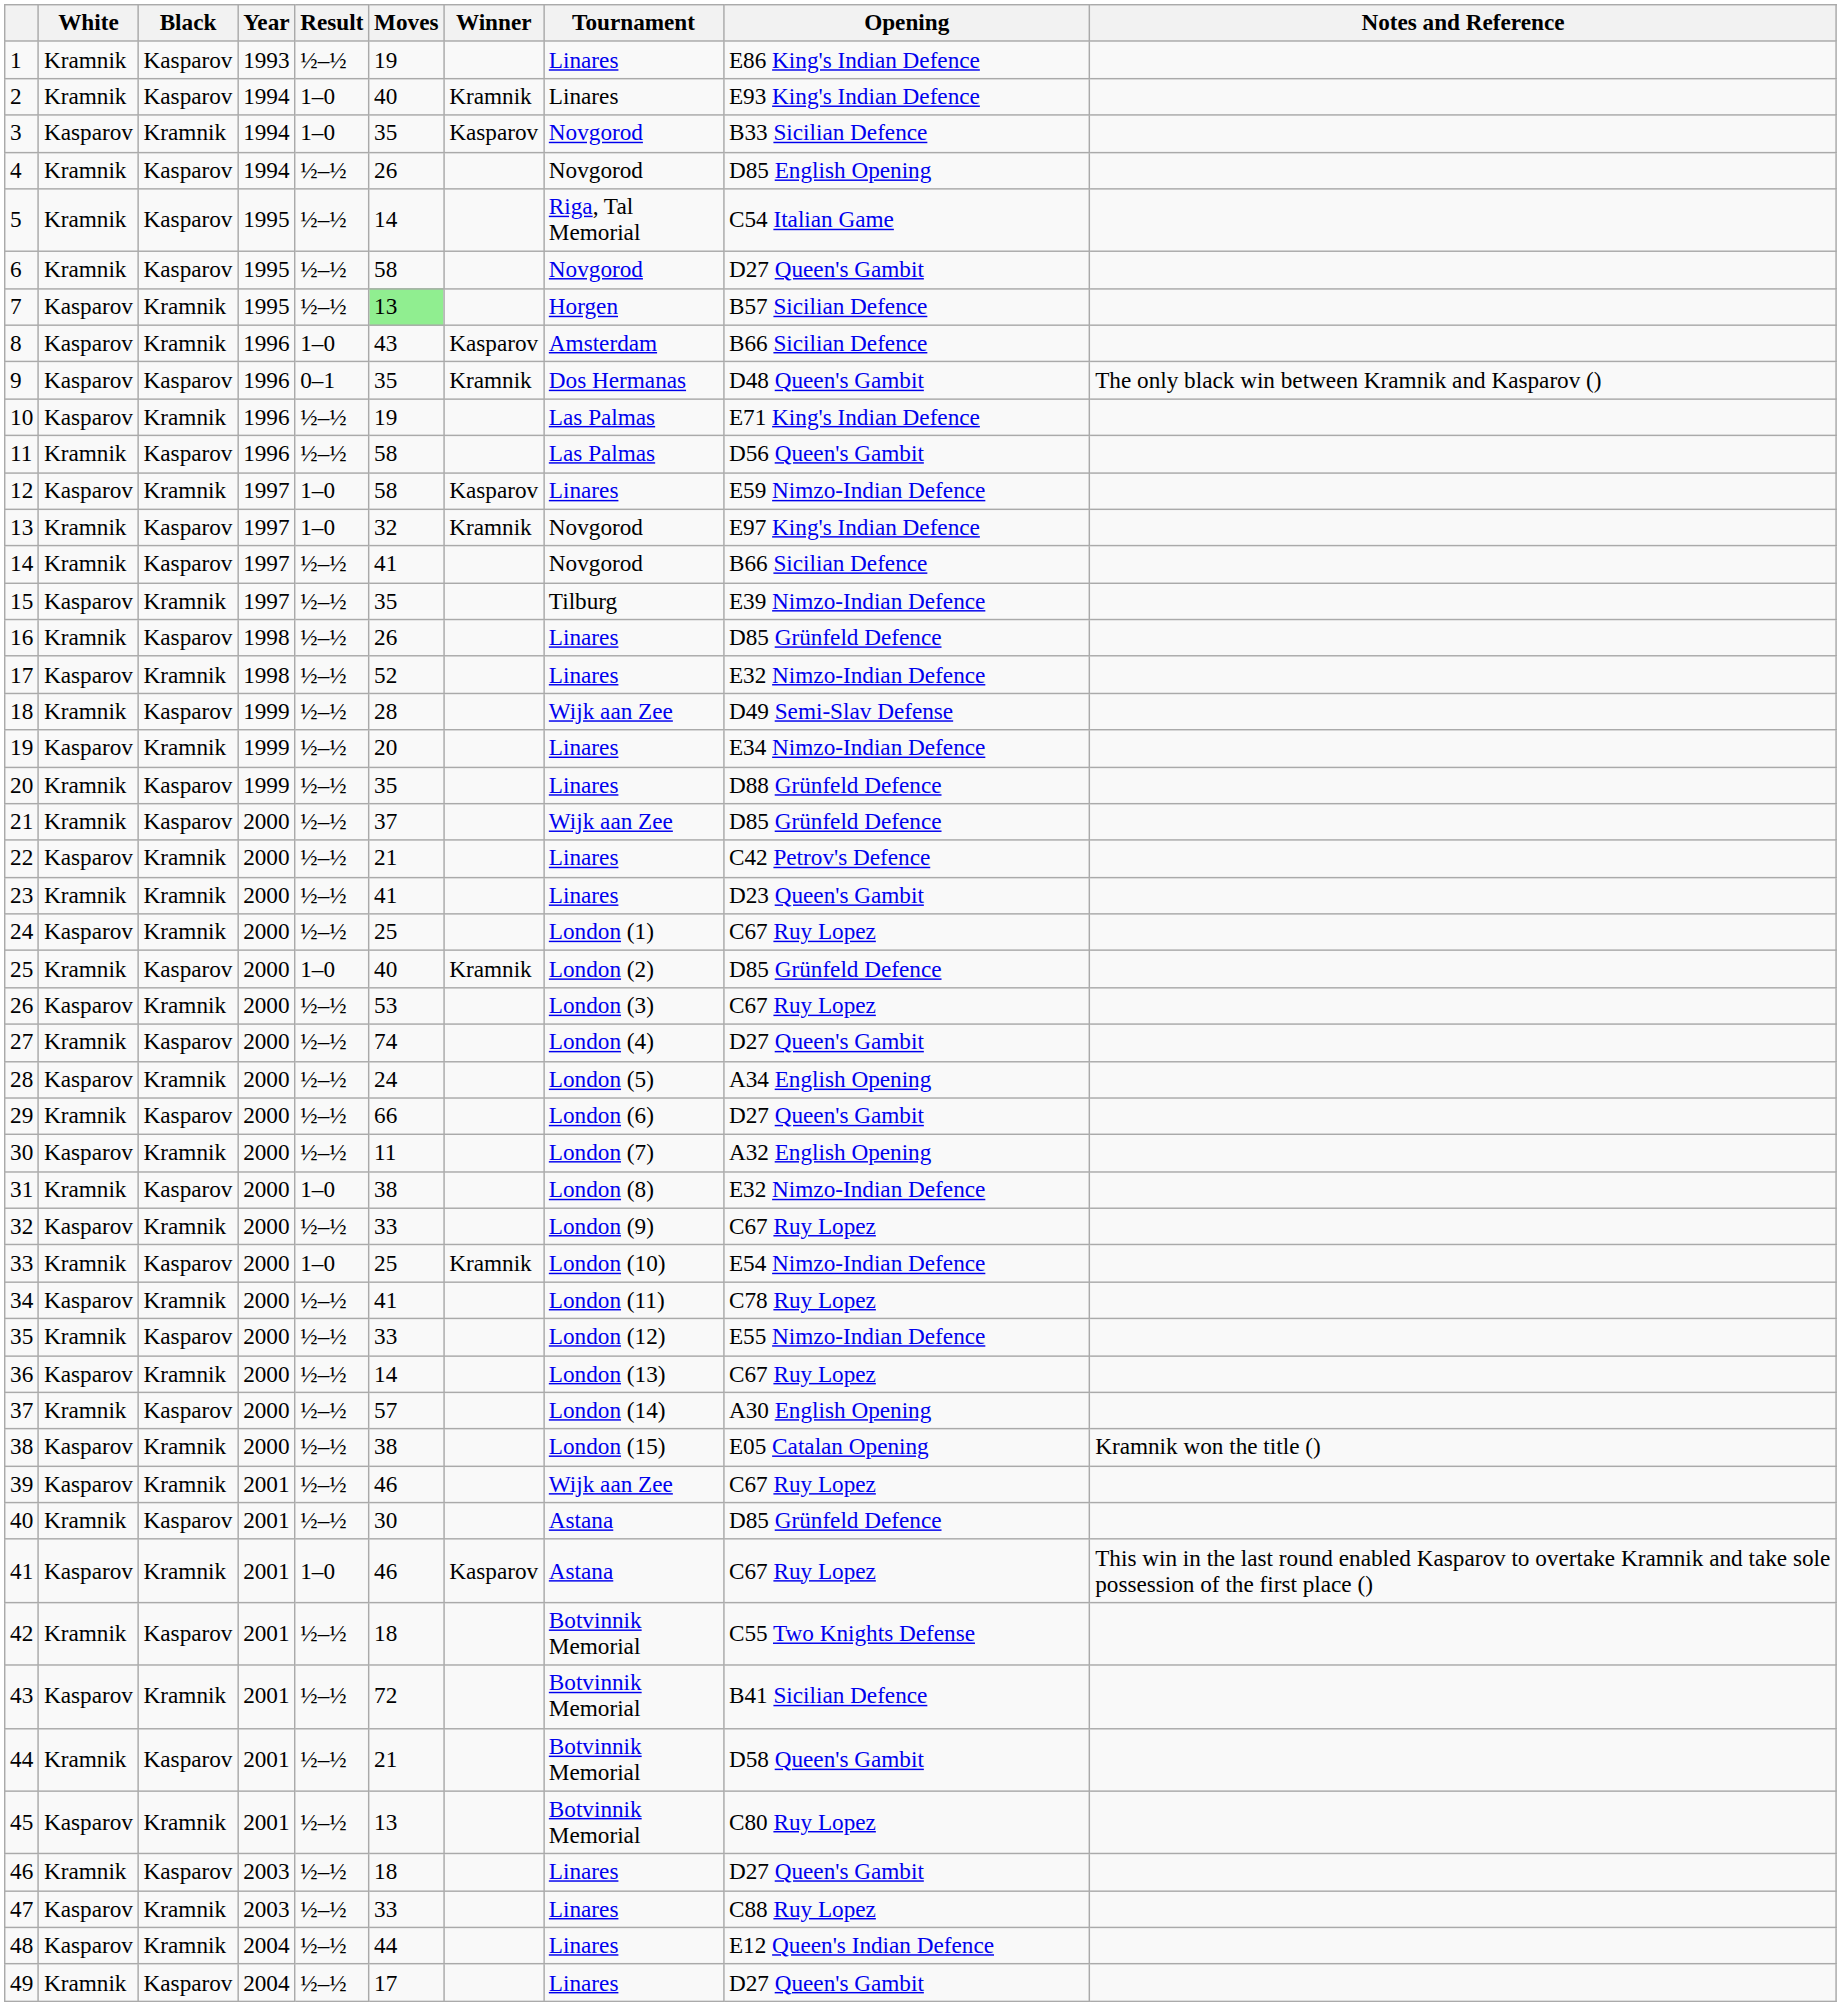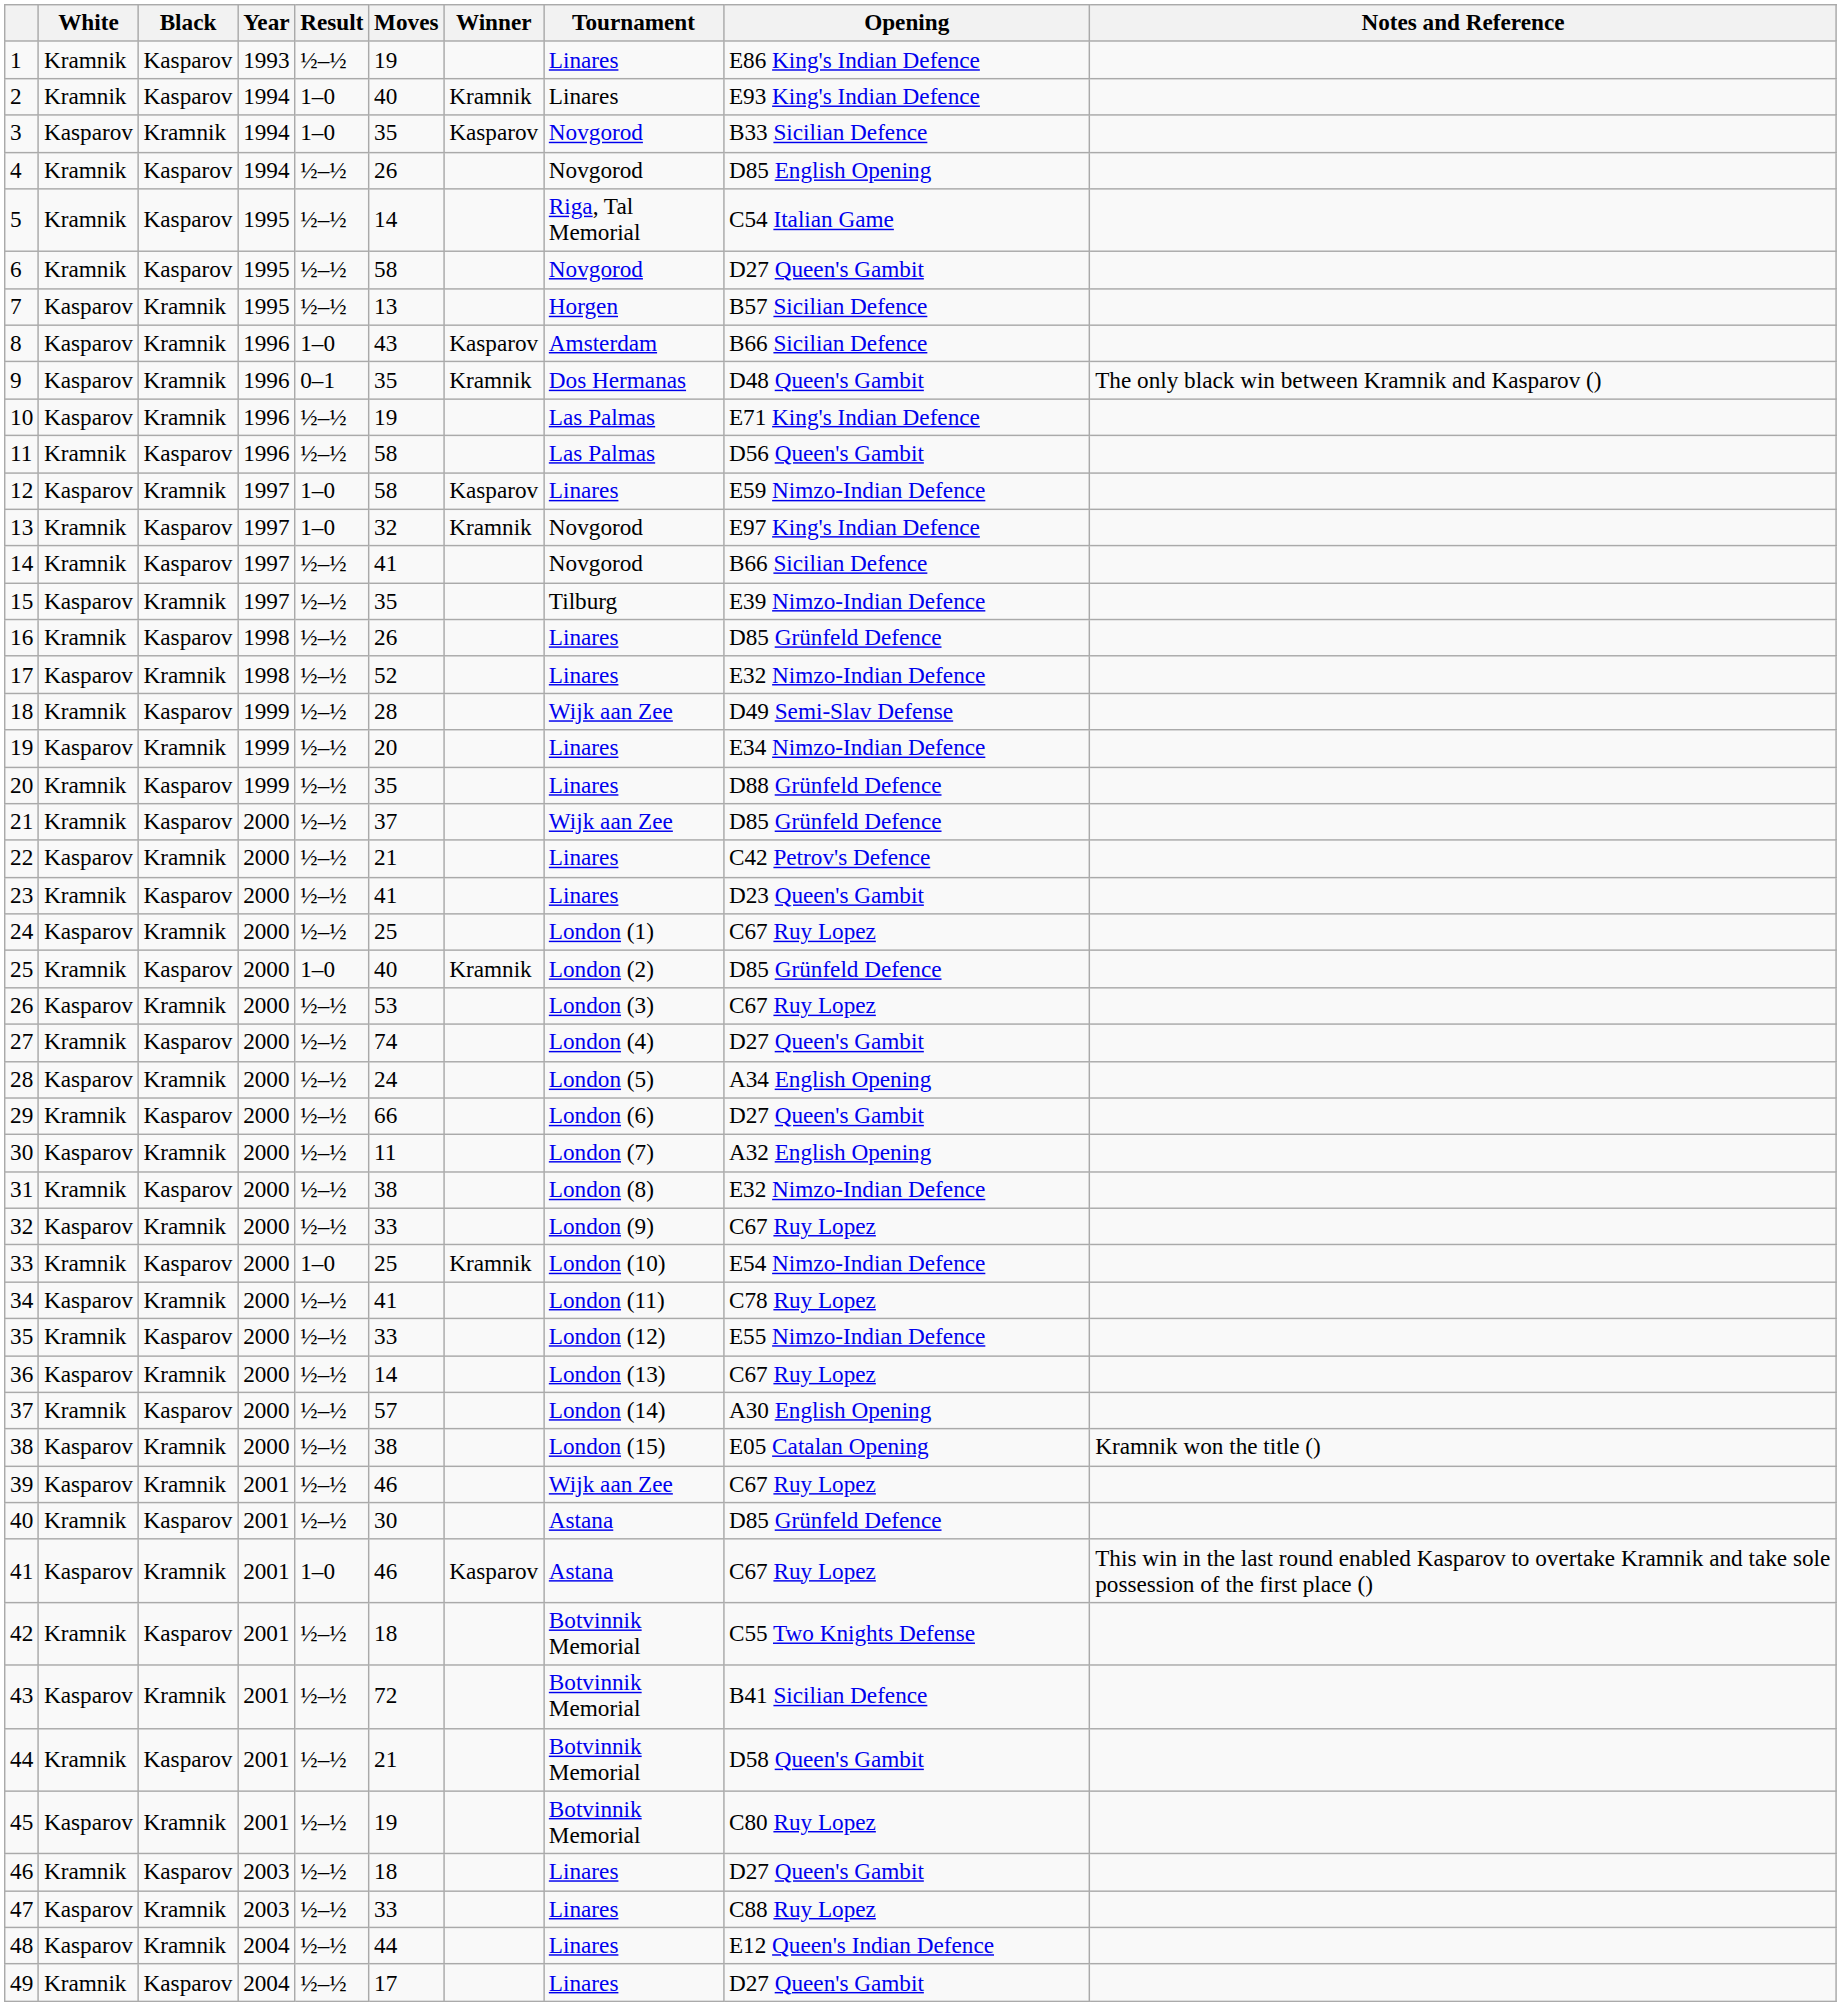(386, 306) lightgreen background -> (386, 306) no background
(188, 380) Kasparov -> (185, 380) Kramnik
(185, 895) Kramnik -> (188, 895) Kasparov
(318, 1189) 1–0 -> (323, 1189) ½–½
(386, 1822) 13 -> (386, 1822) 19
